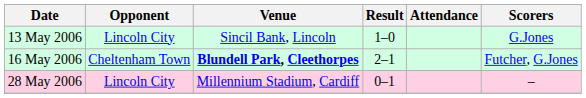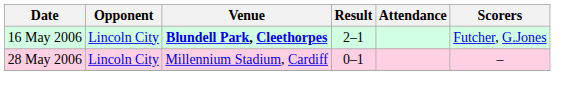- row: (45, 37)
(139, 59) Cheltenham Town -> (124, 37) Lincoln City
